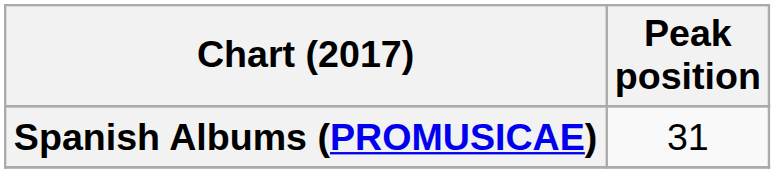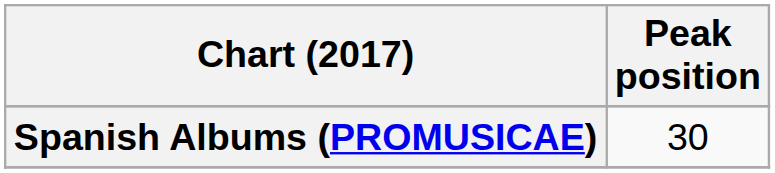(688, 136) 31 -> (688, 136) 30
